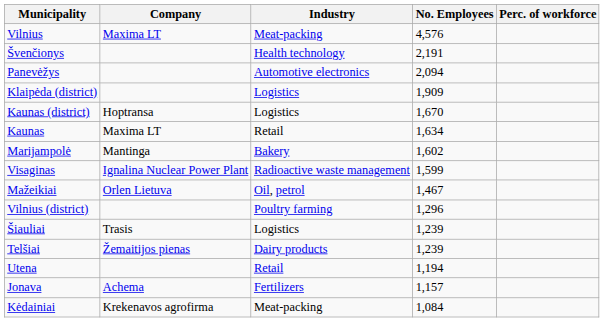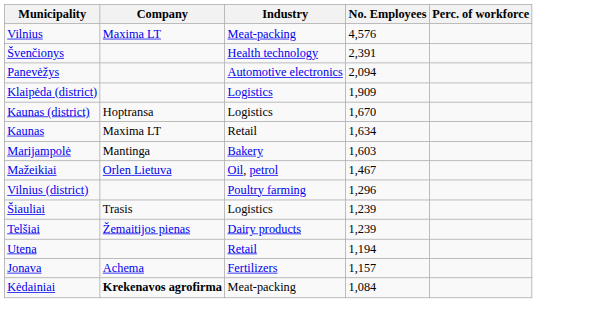(429, 53) 2,191 -> (362, 53) 2,391
(429, 151) 1,602 -> (362, 151) 1,603
- row: (31, 170)
(158, 307) normal -> (162, 287) bold
